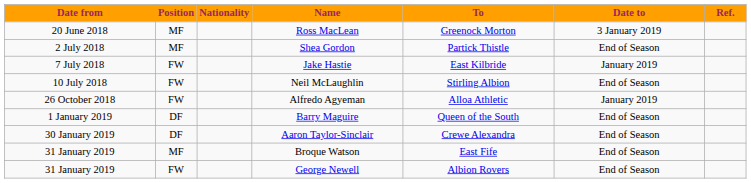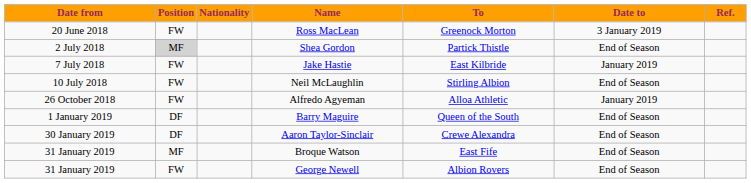(176, 30) MF -> (176, 30) FW
(176, 48) no background -> (176, 48) lightgrey background
